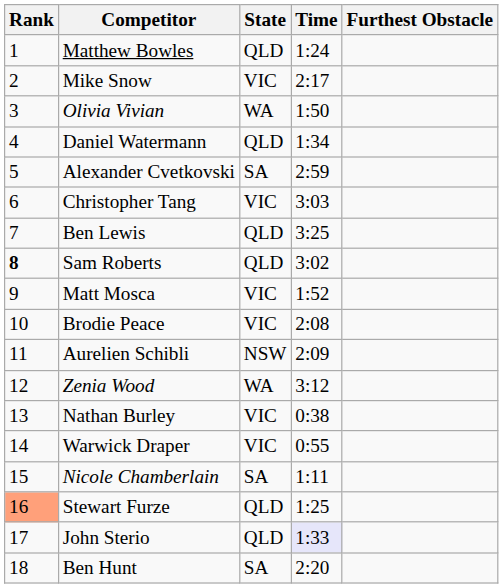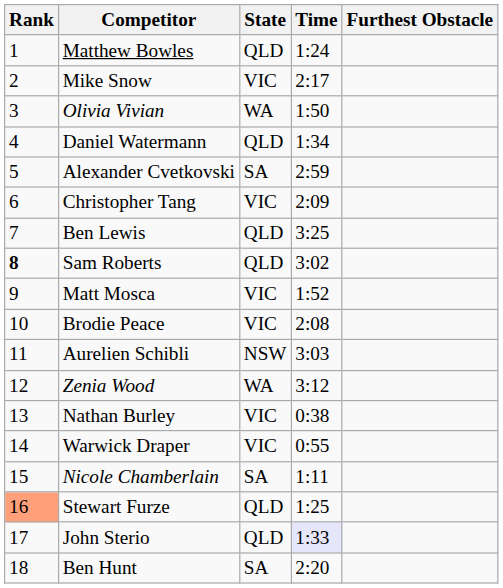(312, 202) 3:03 -> (312, 202) 2:09
(312, 354) 2:09 -> (312, 354) 3:03
